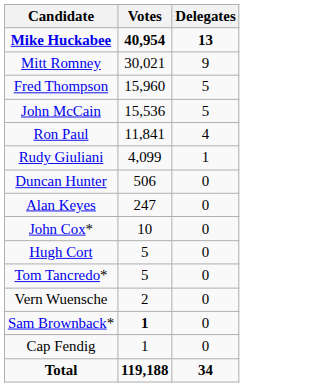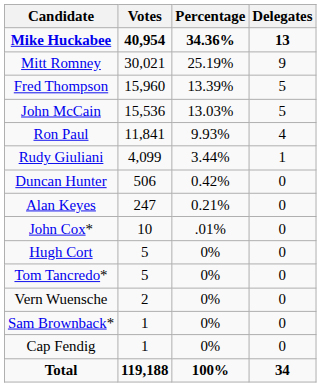+ column: (210, 16)
(145, 323) bold -> (145, 323) normal
